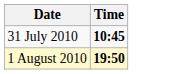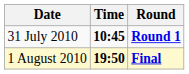+ column: (156, 15)
